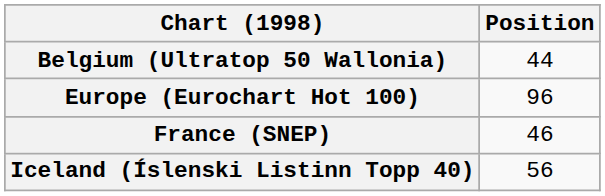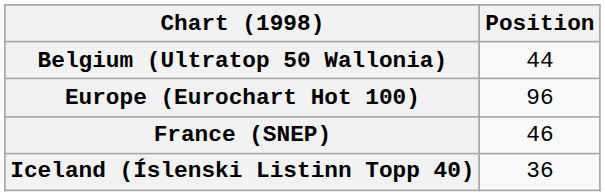(540, 172) 56 -> (540, 172) 36
